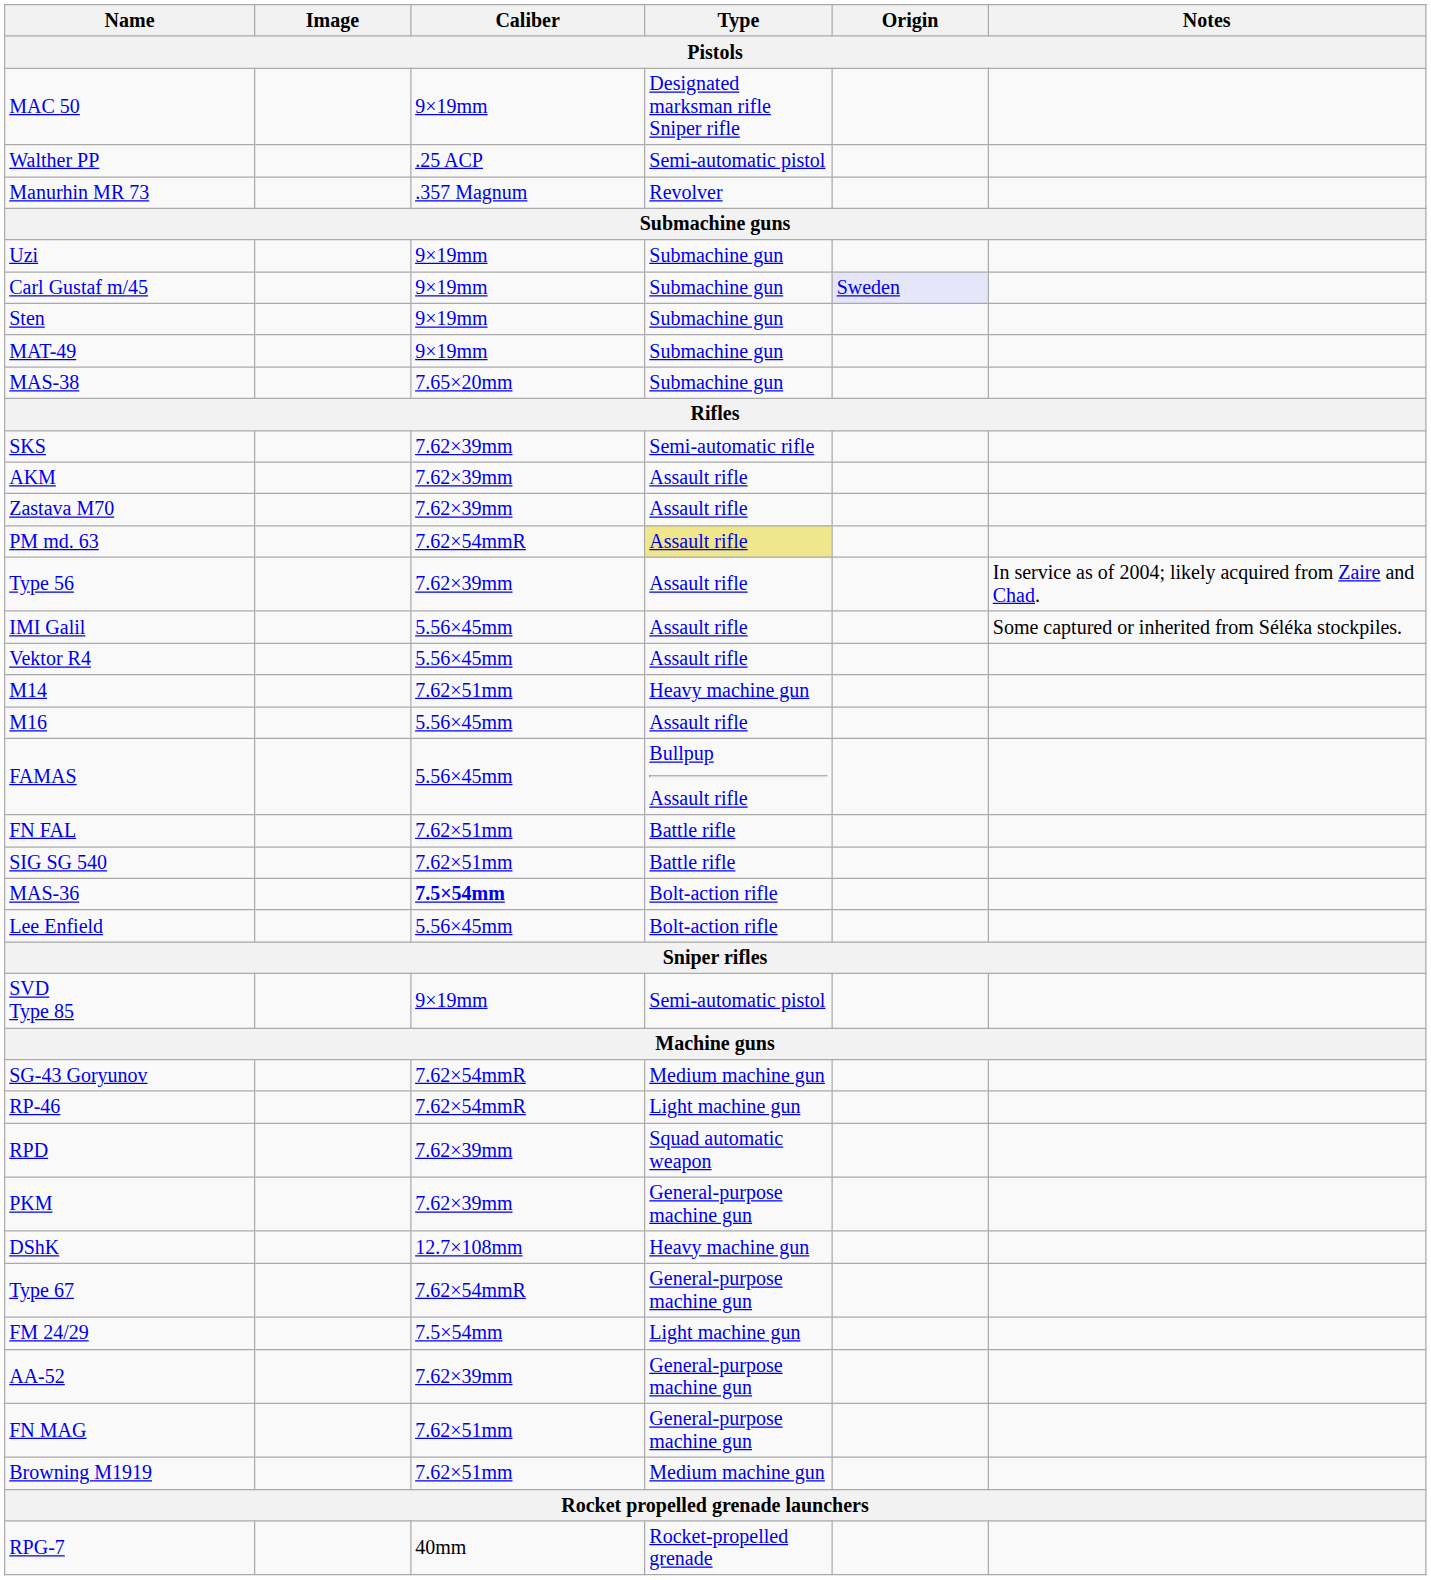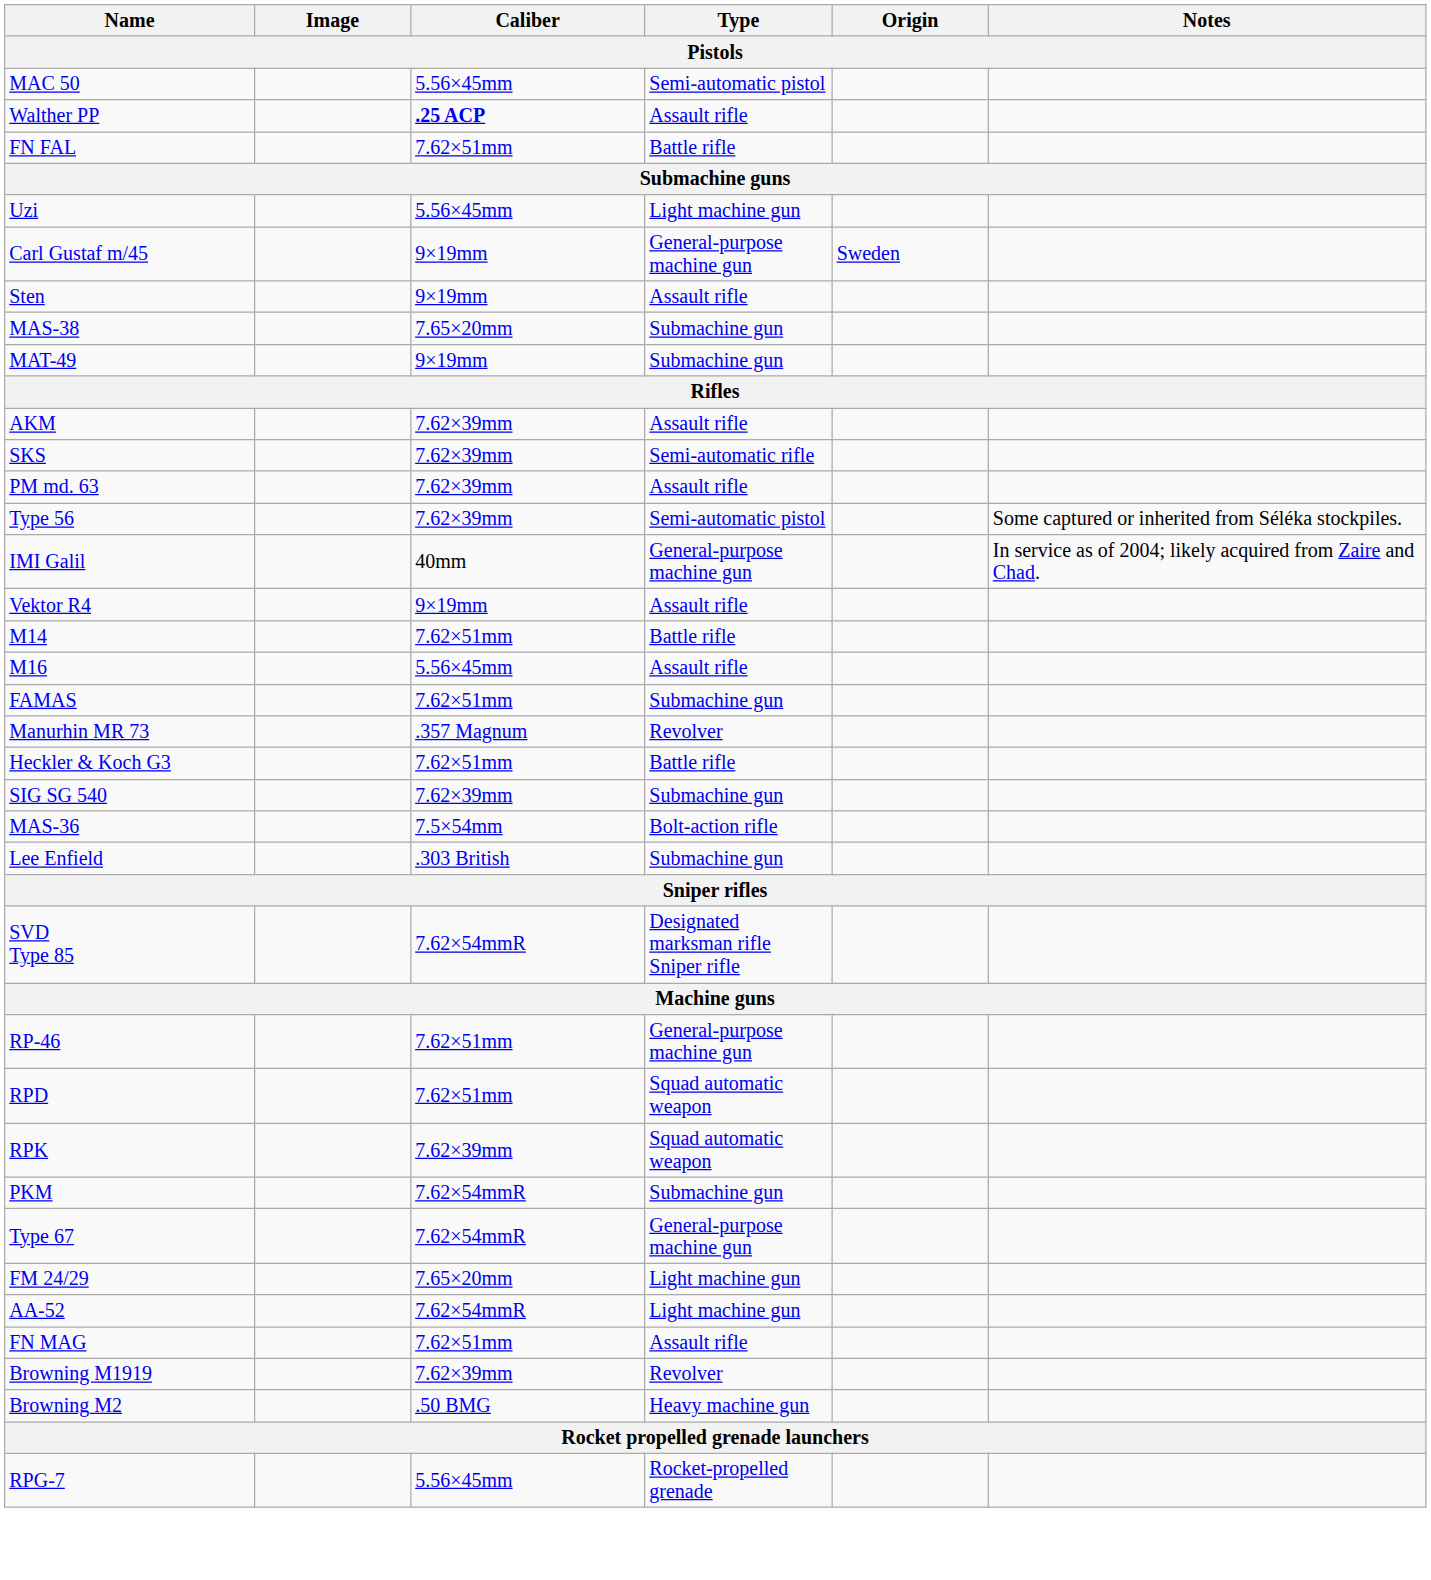(451, 106) 9×19mm -> (464, 83) 5.56×45mm
(710, 106) Designated marksman rifle Sniper rifle -> (737, 83) Semi-automatic pistol
(449, 160) normal -> (450, 115) bold
(737, 160) Semi-automatic pistol -> (698, 115) Assault rifle
rows swapped: (79, 192) <-> (43, 830)
(451, 255) 9×19mm -> (464, 210) 5.56×45mm
(716, 255) Submachine gun -> (725, 210) Light machine gun
(716, 287) Submachine gun -> (716, 253) General-purpose machine gun
(868, 287) lavender background -> (868, 253) no background
(716, 319) Submachine gun -> (698, 296) Assault rifle
rows swapped: (44, 382) <-> (43, 350)
rows swapped: (28, 445) <-> (33, 477)
- row: (62, 509)
(471, 541) 7.62×54mmR -> (464, 486) 7.62×39mm
(698, 541) khaki background -> (698, 486) no background
(698, 584) Assault rifle -> (737, 518) Semi-automatic pistol
(1204, 584) In service as of 2004; likely acquired from Zaire and Chad. -> (1197, 518) Some captured or inherited from Séléka stockpiles.
(464, 627) 5.56×45mm -> (441, 561) 40mm
(698, 627) Assault rifle -> (716, 561) General-purpose machine gun
(1197, 627) Some captured or inherited from Séléka stockpiles. -> (1204, 561) In service as of 2004; likely acquired from Zaire and Chad.
(464, 658) 5.56×45mm -> (451, 604) 9×19mm
(729, 690) Heavy machine gun -> (692, 636) Battle rifle
(464, 776) 5.56×45mm -> (464, 699) 7.62×51mm
(738, 776) Bullpup Assault rifle -> (716, 699) Submachine gun
+ row: (90, 763)
(464, 862) 7.62×51mm -> (464, 794) 7.62×39mm
(692, 862) Battle rifle -> (716, 794) Submachine gun
(460, 894) bold -> (459, 826) normal
(464, 925) 5.56×45mm -> (462, 858) .303 British
(713, 925) Bolt-action rifle -> (716, 858) Submachine gun
(451, 1000) 9×19mm -> (471, 944) 7.62×54mmR
(737, 1000) Semi-automatic pistol -> (710, 944) Designated marksman rifle Sniper rifle
- row: (78, 1075)
(471, 1106) 7.62×54mmR -> (464, 1041) 7.62×51mm
(725, 1106) Light machine gun -> (716, 1041) General-purpose machine gun
(464, 1149) 7.62×39mm -> (464, 1095) 7.62×51mm
+ row: (29, 1149)
(464, 1204) 7.62×39mm -> (471, 1192) 7.62×54mmR
(716, 1204) General-purpose machine gun -> (716, 1192) Submachine gun
- row: (34, 1247)
(459, 1333) 7.5×54mm -> (464, 1278) 7.65×20mm
(464, 1375) 7.62×39mm -> (471, 1310) 7.62×54mmR
(716, 1375) General-purpose machine gun -> (725, 1310) Light machine gun
(716, 1430) General-purpose machine gun -> (698, 1342) Assault rifle
(464, 1473) 7.62×51mm -> (464, 1373) 7.62×39mm
(737, 1473) Medium machine gun -> (686, 1373) Revolver
+ row: (66, 1405)
(441, 1547) 40mm -> (464, 1480) 5.56×45mm
